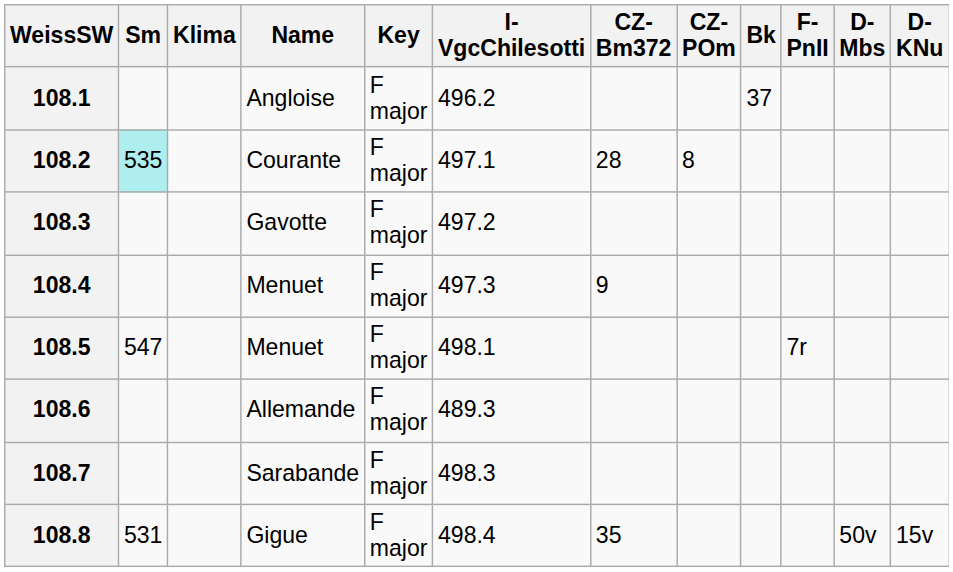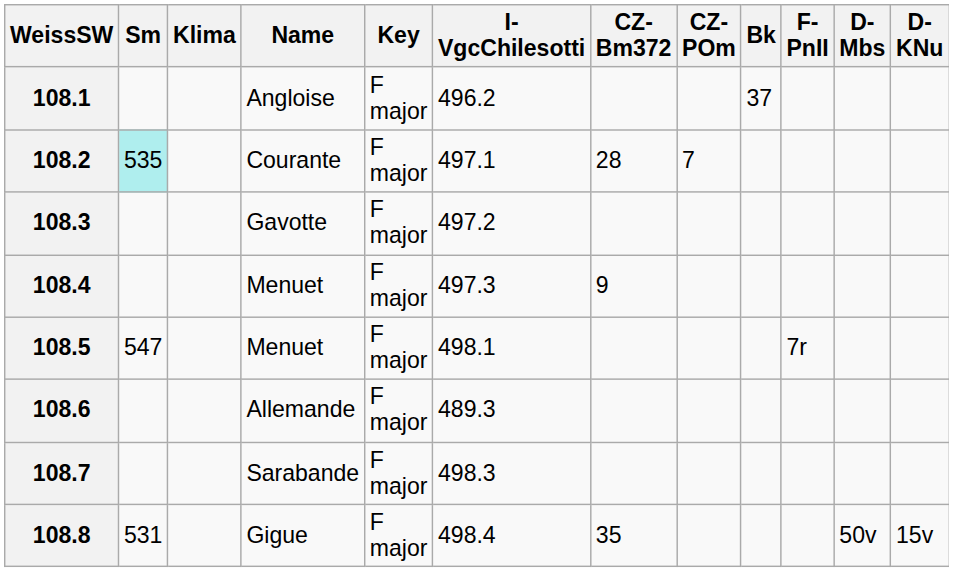(688, 160) 8 -> (688, 160) 7
